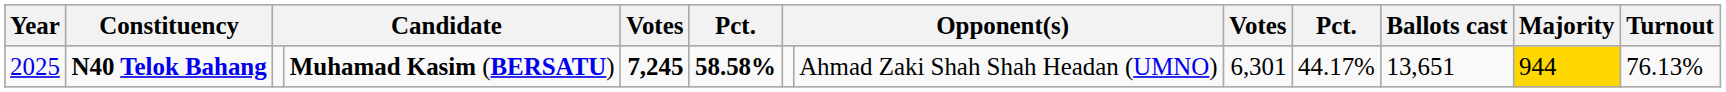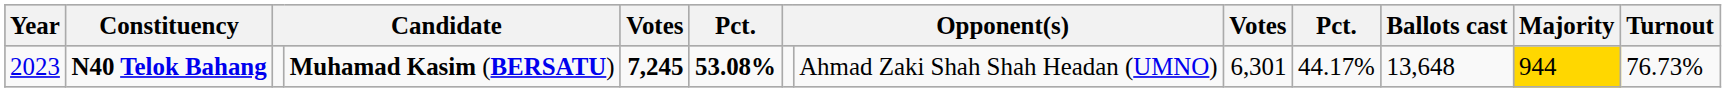(35, 66) 2025 -> (35, 66) 2023
(735, 66) 58.58% -> (735, 66) 53.08%
(1421, 66) 13,651 -> (1421, 66) 13,648
(1665, 66) 76.13% -> (1665, 66) 76.73%
